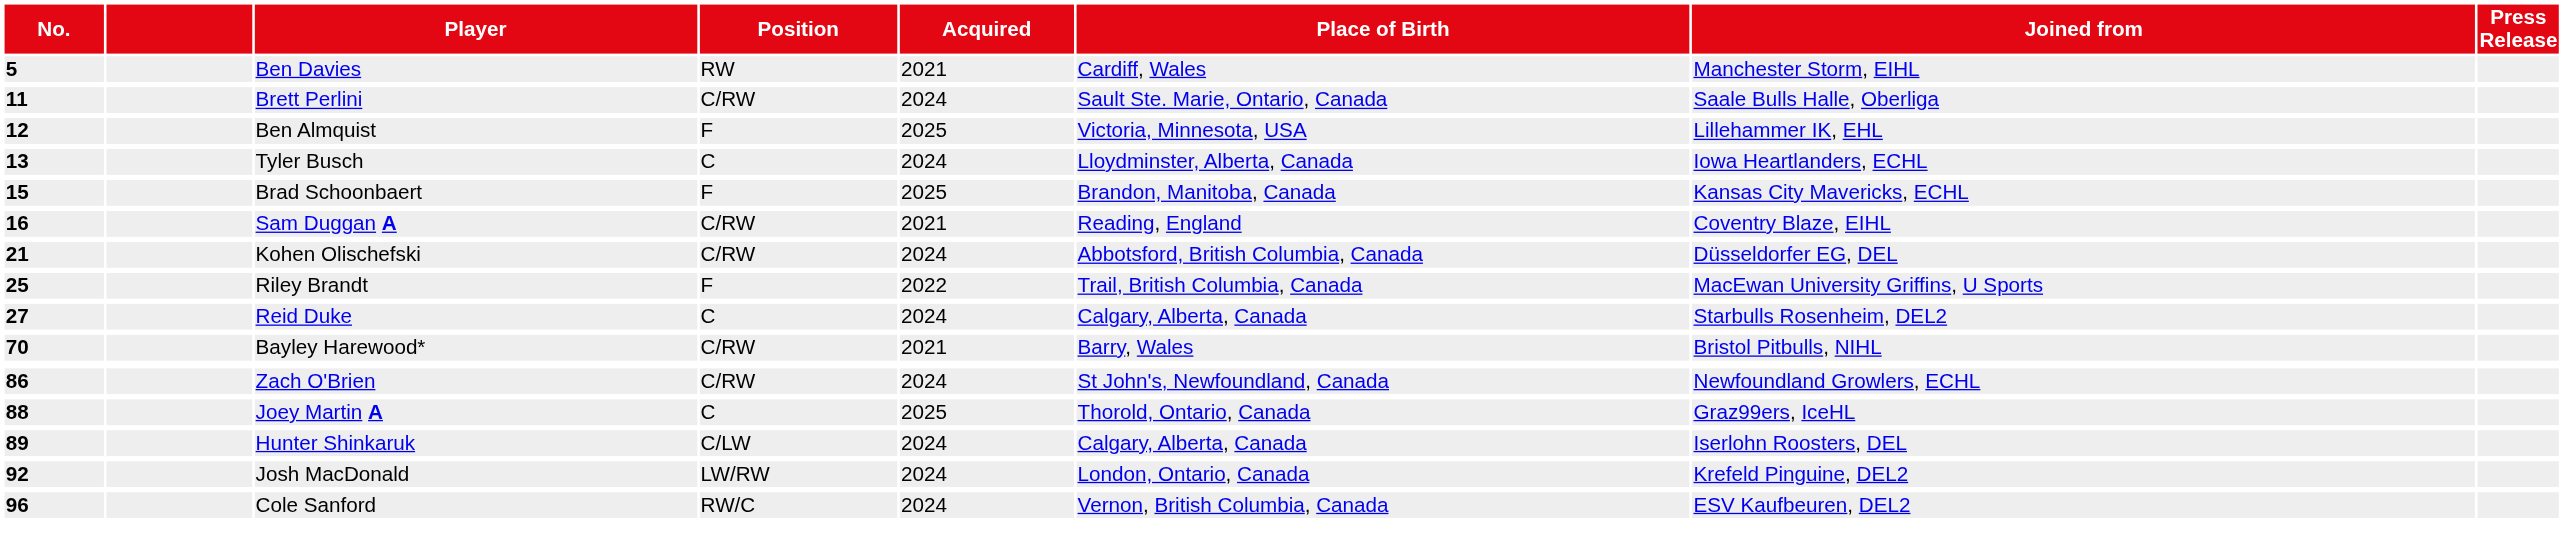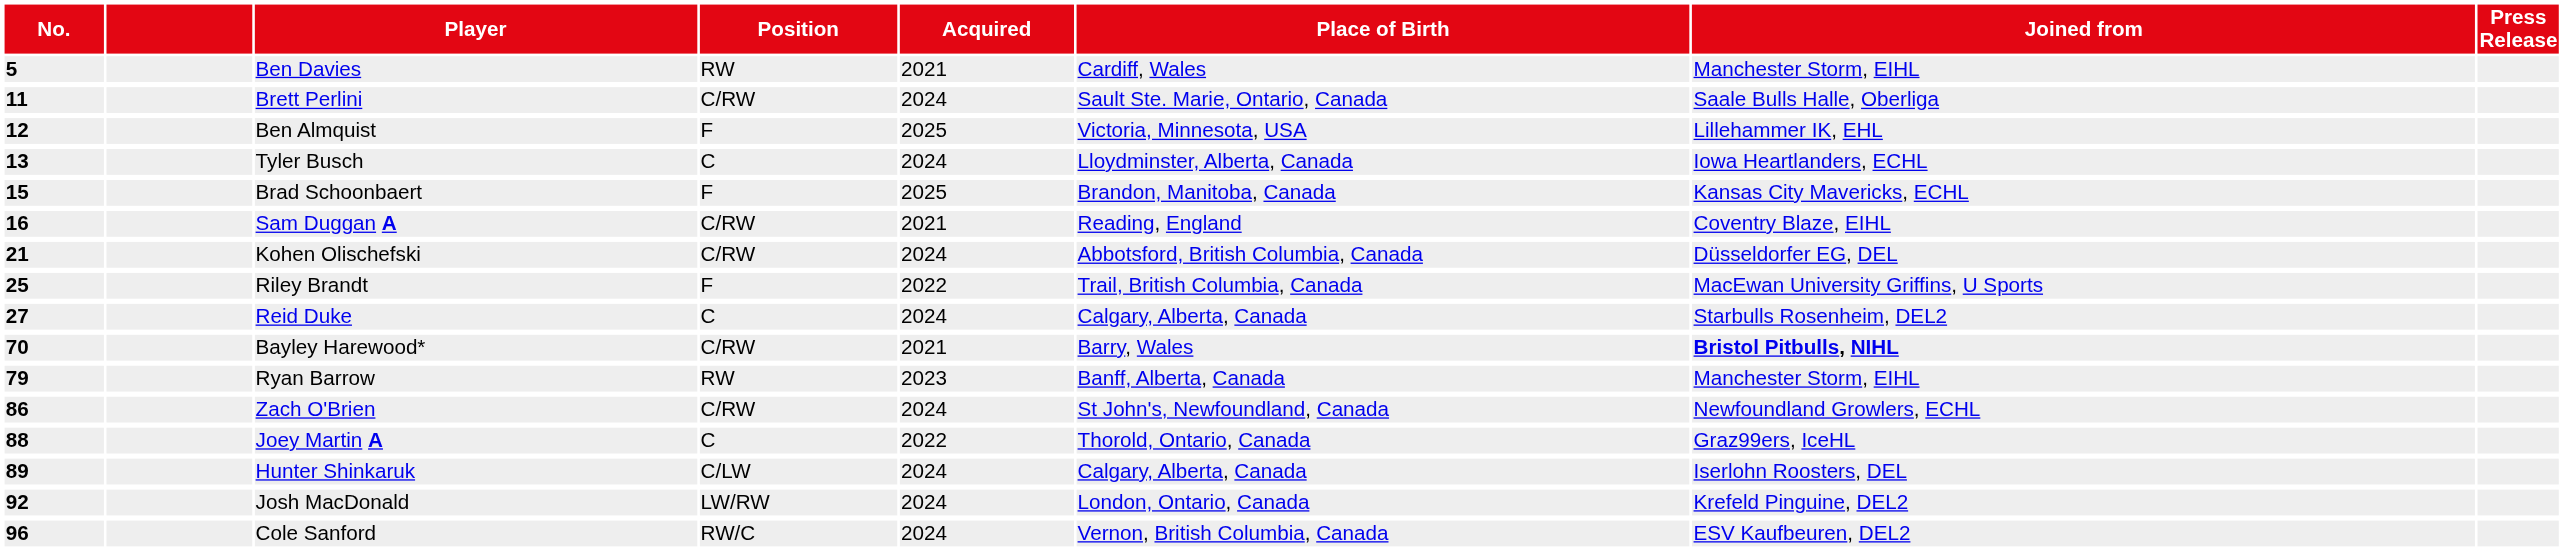(1788, 347) normal -> (1796, 347) bold
+ row: (315, 378)
(924, 412) 2025 -> (924, 440) 2022
